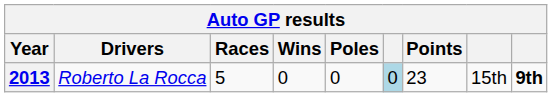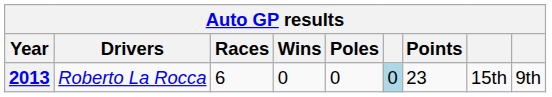(220, 78) 5 -> (220, 78) 6
(529, 78) bold -> (528, 78) normal
